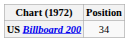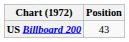(104, 29) 34 -> (104, 29) 43
